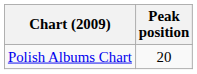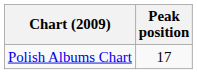(164, 56) 20 -> (164, 56) 17
